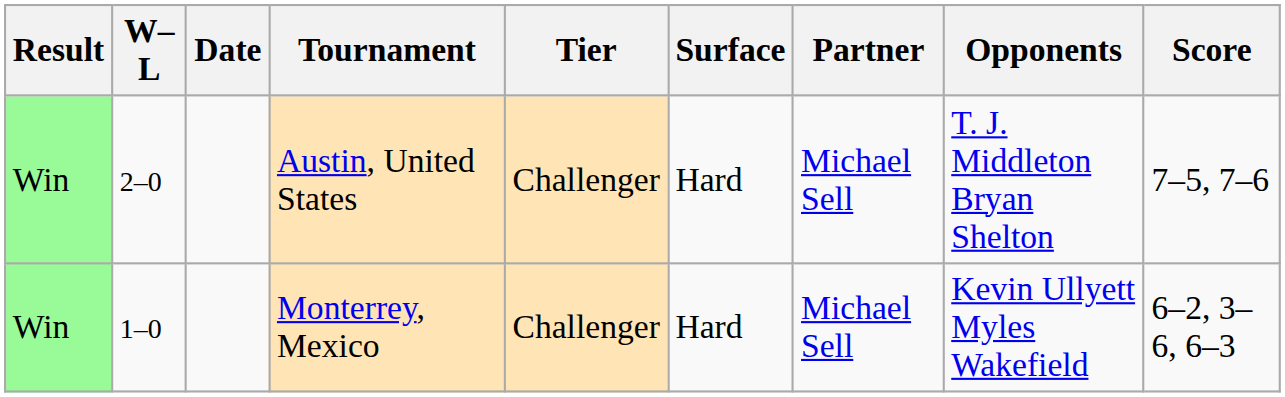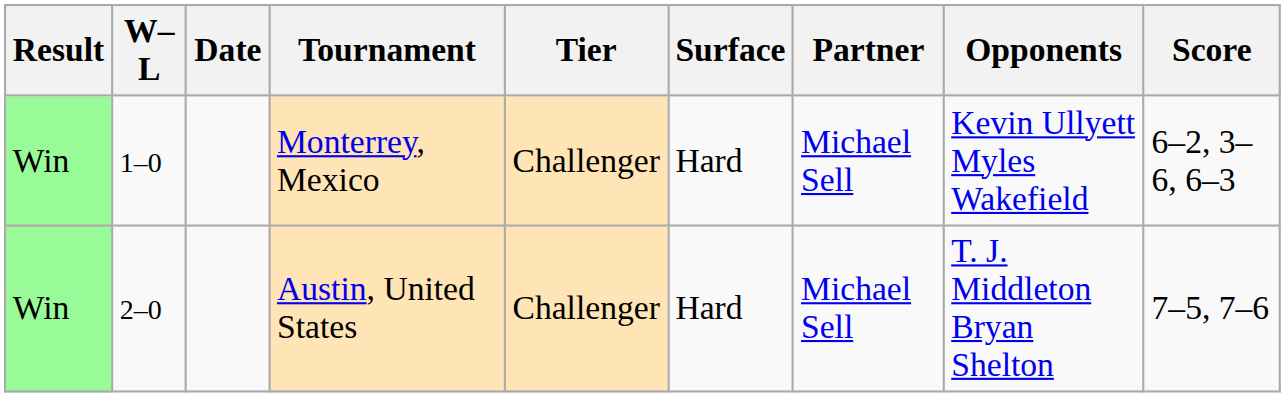rows swapped: (351, 326) <-> (376, 178)
